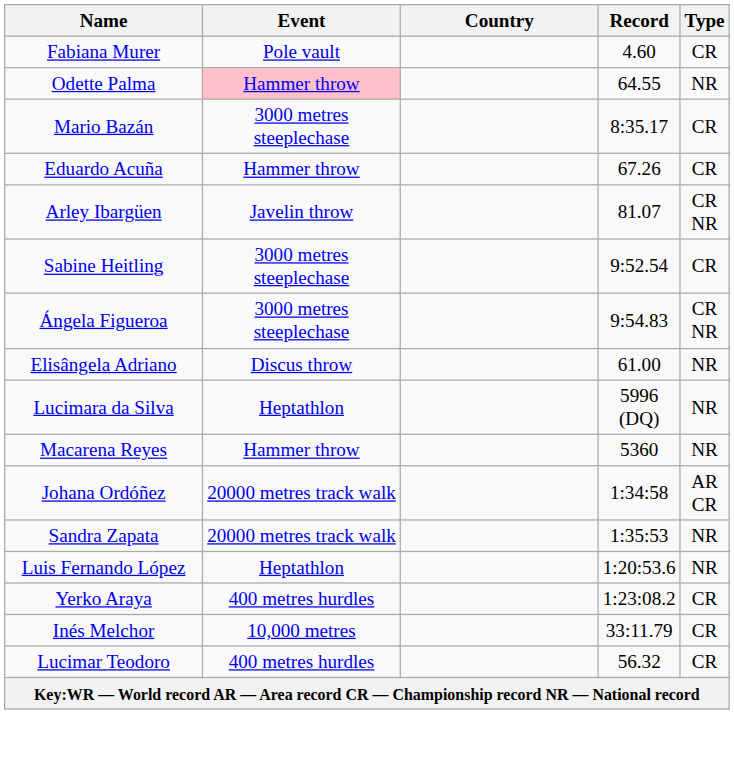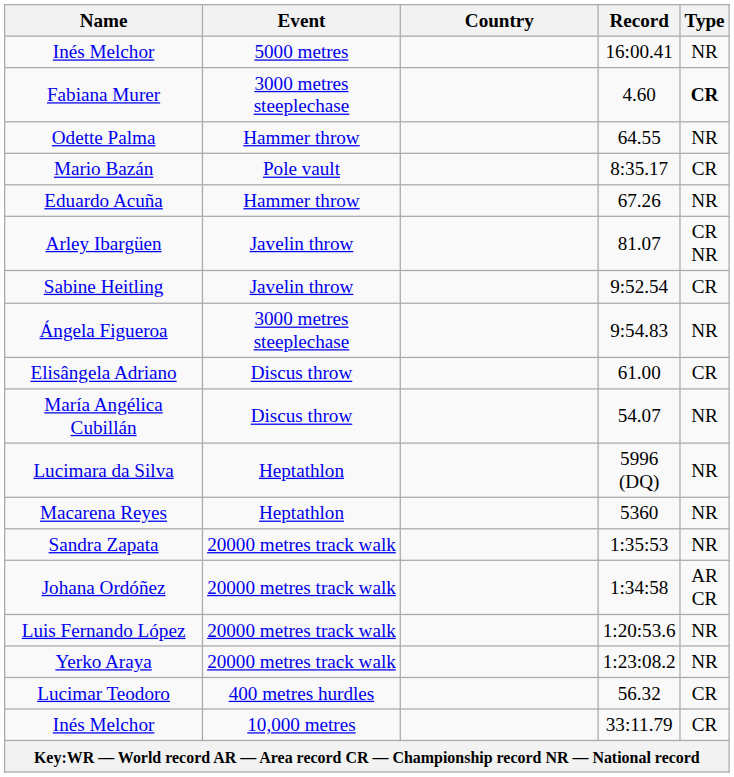+ row: (104, 52)
(301, 52) Pole vault -> (301, 94) 3000 metres steeplechase
(705, 52) normal -> (705, 94) bold
(301, 83) pink background -> (301, 137) no background
(301, 126) 3000 metres steeplechase -> (301, 169) Pole vault
(705, 169) CR -> (705, 201) NR
(301, 266) 3000 metres steeplechase -> (301, 286) Javelin throw
(705, 320) CR NR -> (705, 329) NR
(705, 363) NR -> (705, 372) CR
+ row: (104, 415)
(301, 449) Hammer throw -> (301, 512) Heptathlon
rows swapped: (104, 492) <-> (104, 535)
(301, 567) Heptathlon -> (301, 630) 20000 metres track walk
(301, 598) 400 metres hurdles -> (301, 661) 20000 metres track walk
(705, 598) CR -> (705, 661) NR
rows swapped: (104, 630) <-> (104, 661)
